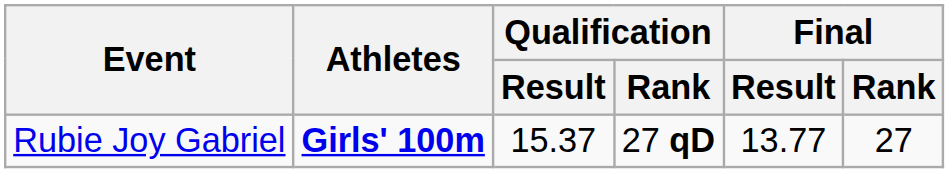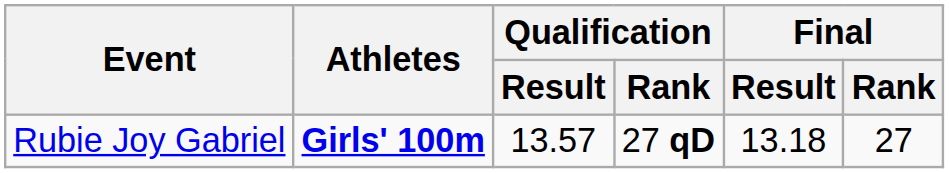(553, 141) 15.37 -> (553, 141) 13.57
(783, 141) 13.77 -> (783, 141) 13.18
